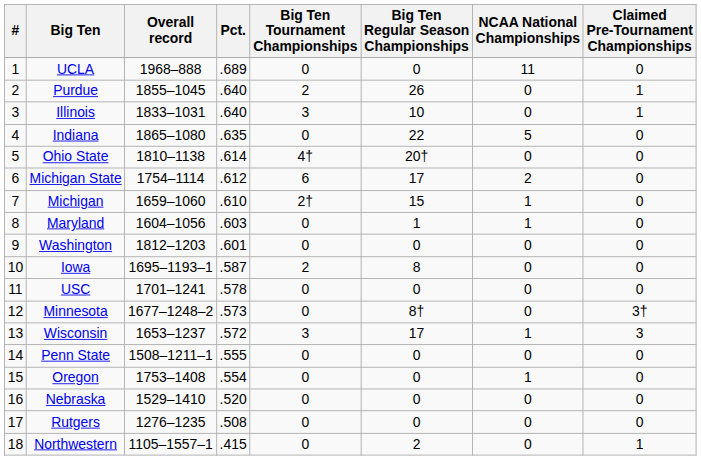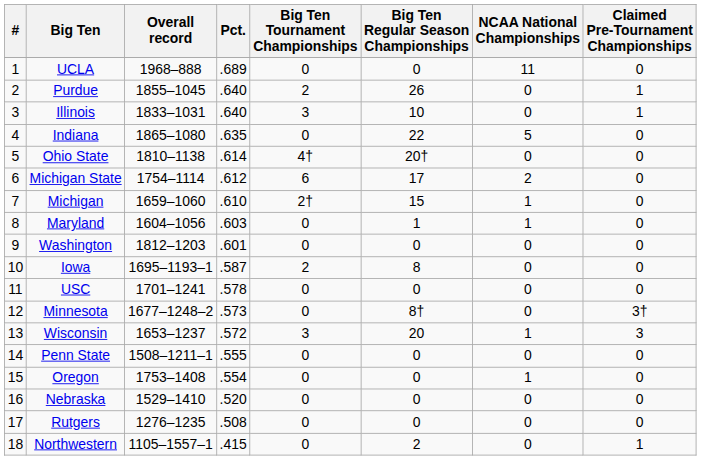(417, 333) 17 -> (417, 333) 20
